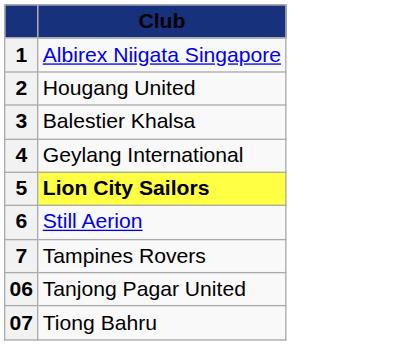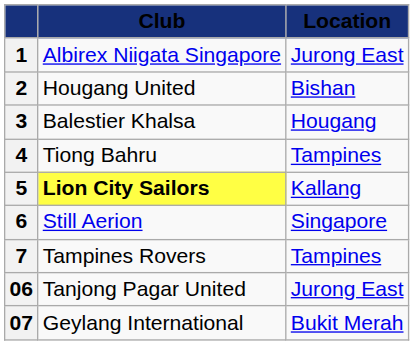+ column: (347, 21)
(143, 155) Geylang International -> (100, 155) Tiong Bahru
(100, 322) Tiong Bahru -> (143, 322) Geylang International
